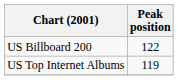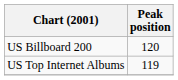(150, 46) 122 -> (150, 46) 120
